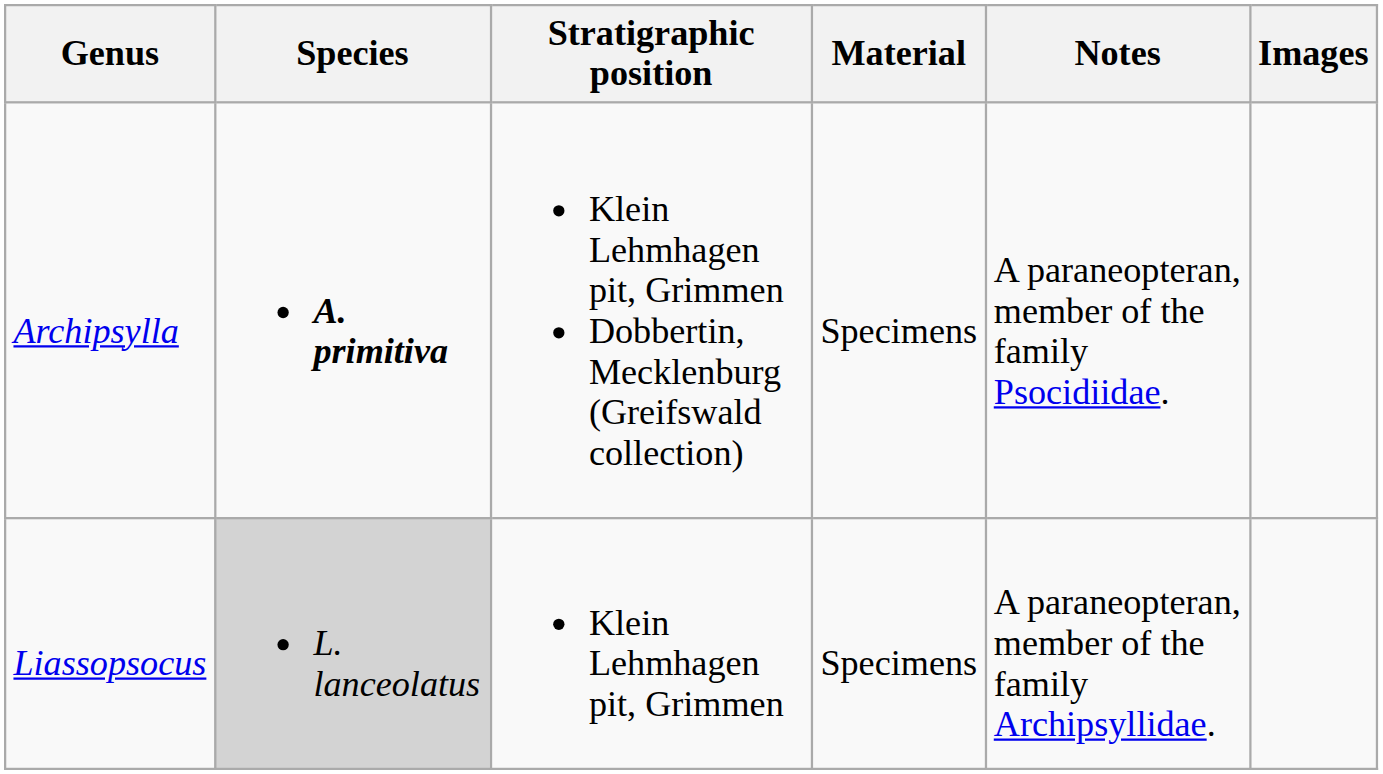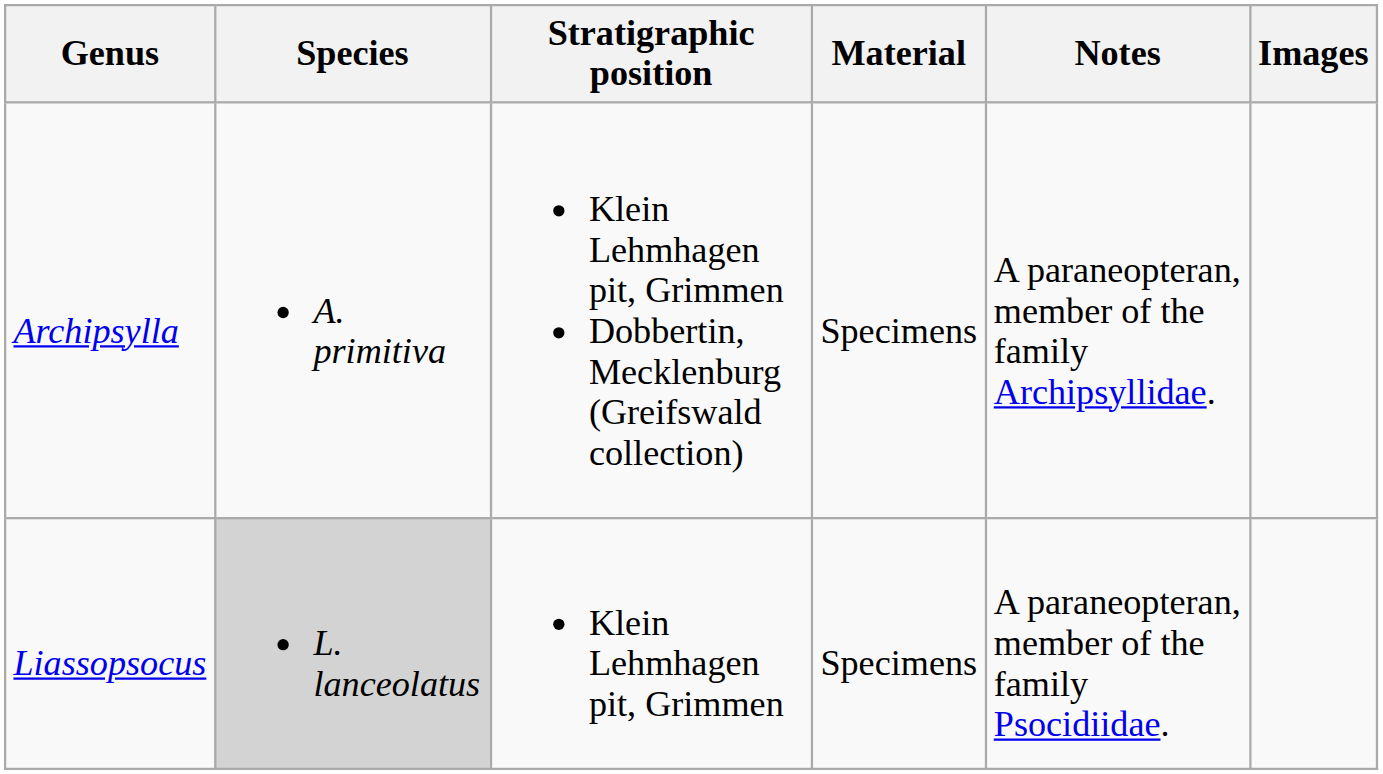(352, 331) bold -> (352, 331) normal
(1117, 330) A paraneopteran, member of the family Psocidiidae. -> (1117, 330) A paraneopteran, member of the family Archipsyllidae.
(1117, 663) A paraneopteran, member of the family Archipsyllidae. -> (1117, 663) A paraneopteran, member of the family Psocidiidae.
